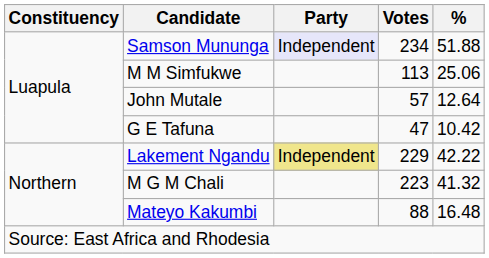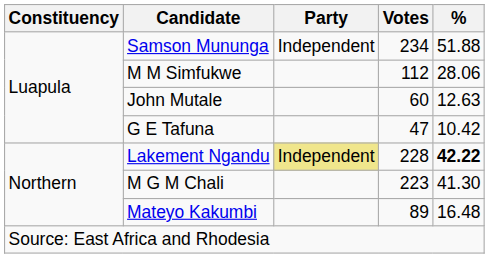(326, 45) lavender background -> (326, 45) no background
(415, 73) 113 -> (415, 73) 112
(459, 73) 25.06 -> (459, 73) 28.06
(419, 101) 57 -> (419, 101) 60
(459, 101) 12.64 -> (459, 101) 12.63
(414, 156) 229 -> (414, 156) 228
(459, 156) normal -> (459, 156) bold
(459, 184) 41.32 -> (459, 184) 41.30
(419, 211) 88 -> (419, 211) 89
